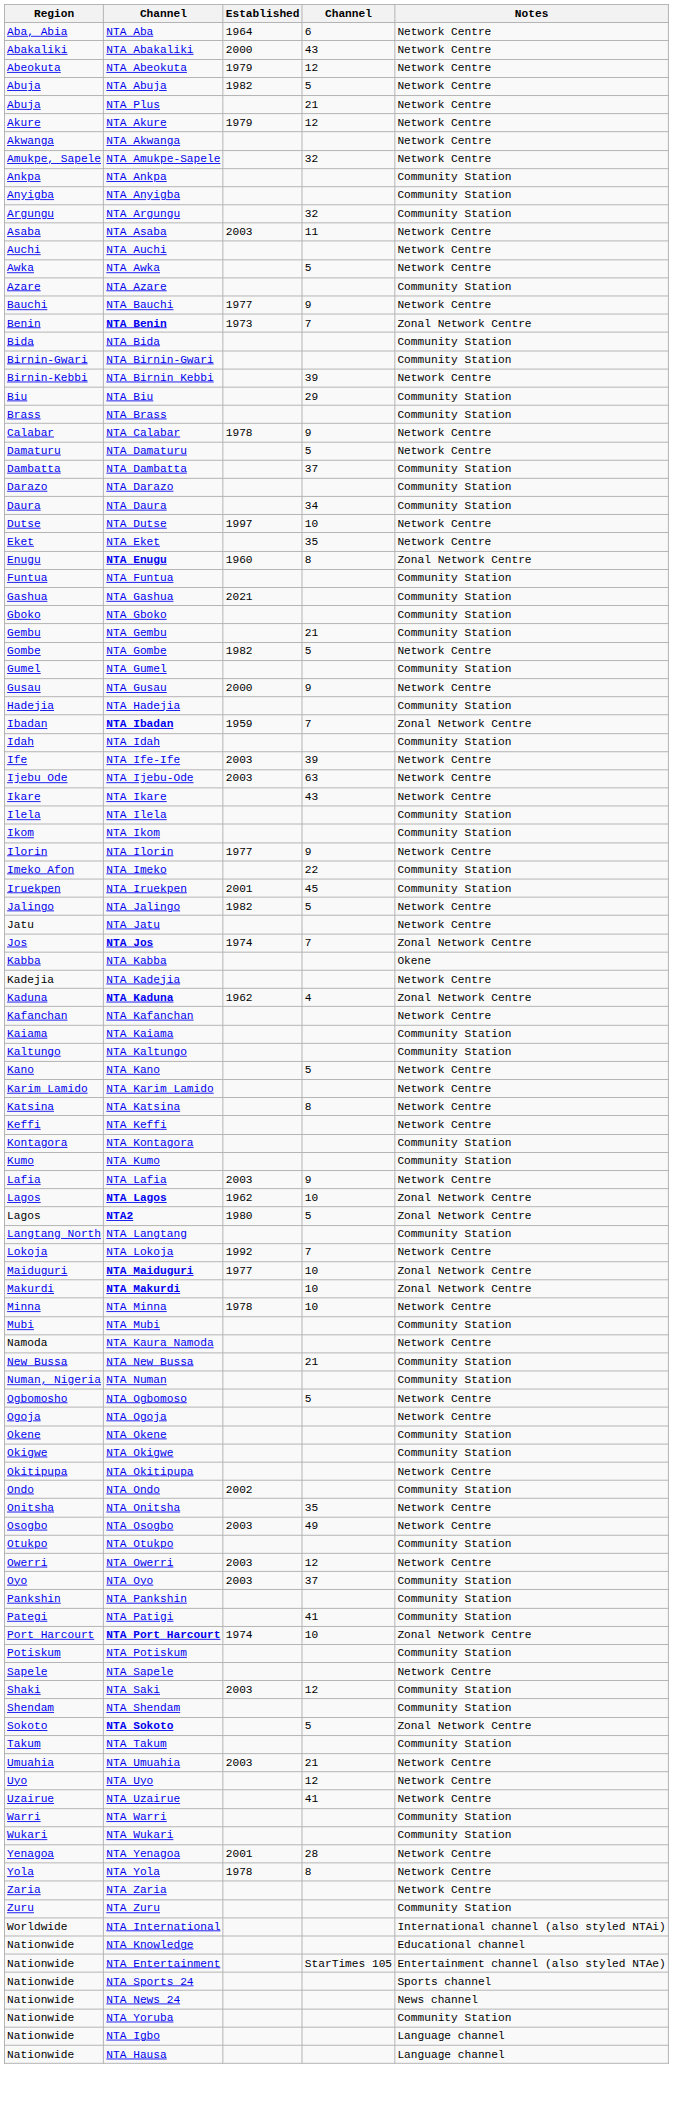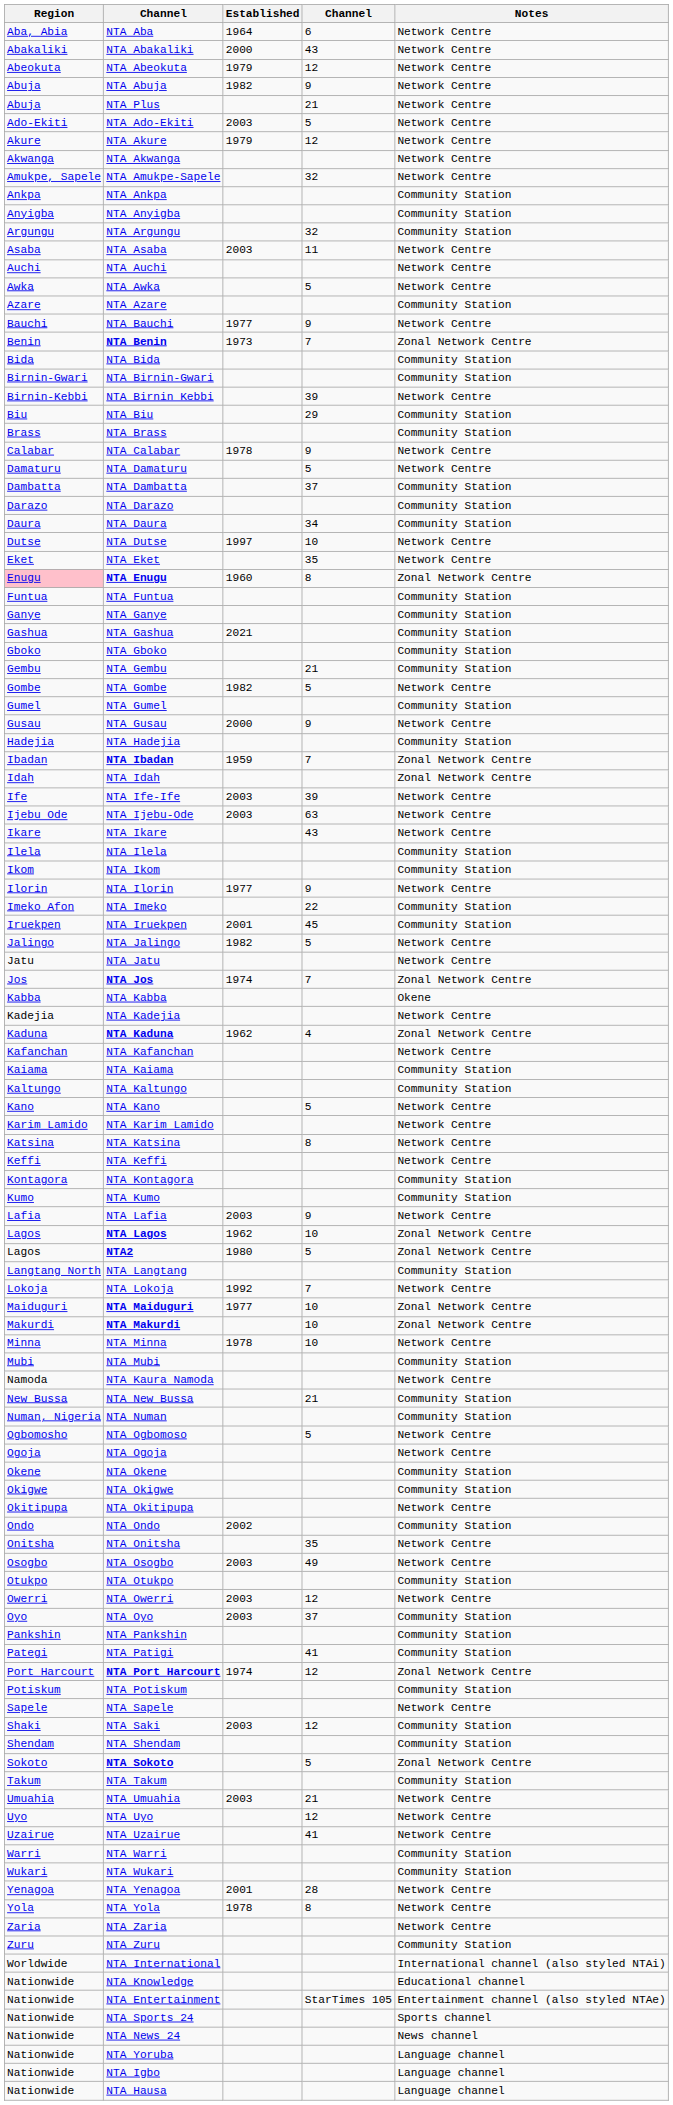(308, 86) 5 -> (308, 86) 9
+ row: (150, 123)
(24, 560) no background -> (24, 578) pink background
+ row: (137, 615)
(454, 742) Community Station -> (464, 779) Zonal Network Centre
(312, 1635) 10 -> (312, 1672) 12
(454, 2018) Community Station -> (451, 2054) Language channel
